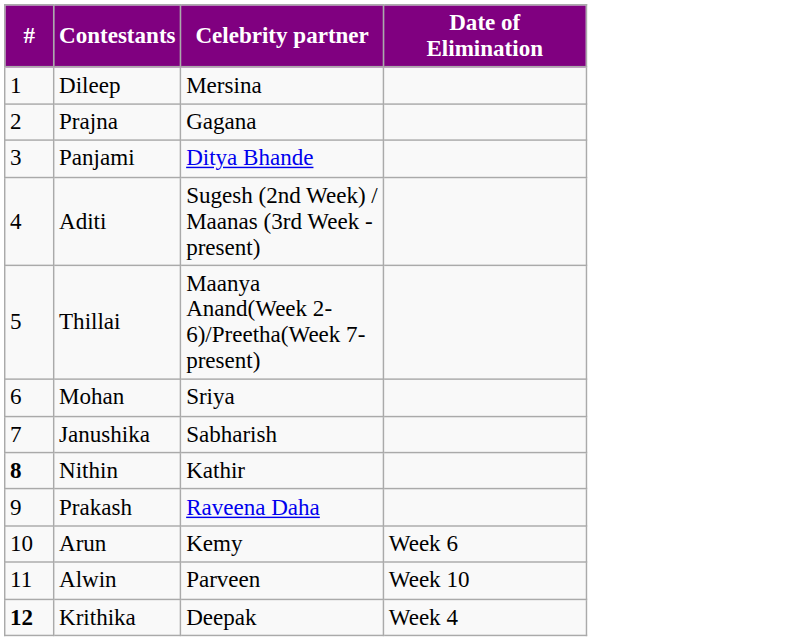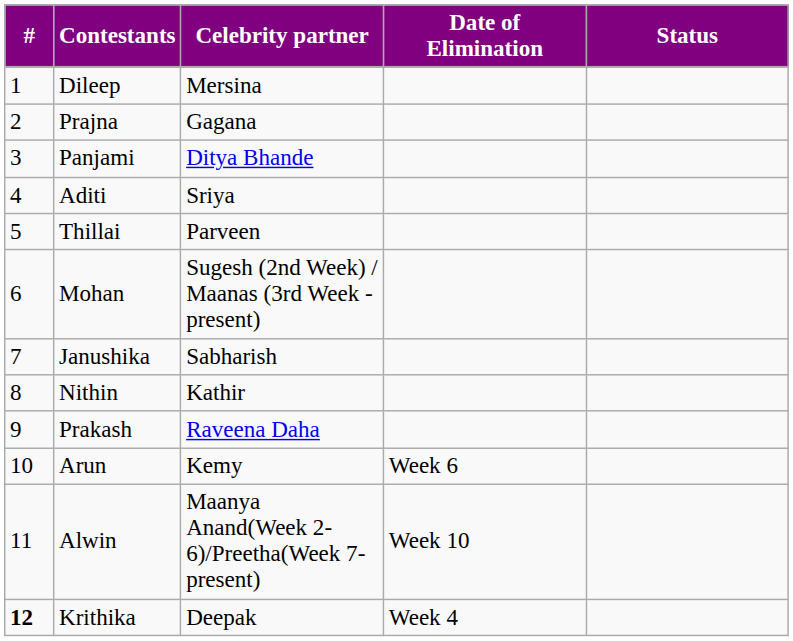+ column: (687, 35)
(282, 220) Sugesh (2nd Week) / Maanas (3rd Week - present) -> (210, 194) Sriya
(276, 322) Maanya Anand(Week 2-6)/Preetha(Week 7-present) -> (223, 231) Parveen
(210, 397) Sriya -> (282, 293) Sugesh (2nd Week) / Maanas (3rd Week - present)
(16, 470) bold -> (16, 392) normal
(223, 580) Parveen -> (276, 541) Maanya Anand(Week 2-6)/Preetha(Week 7-present)
